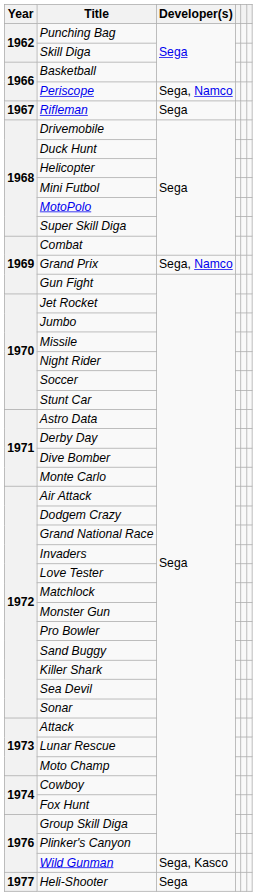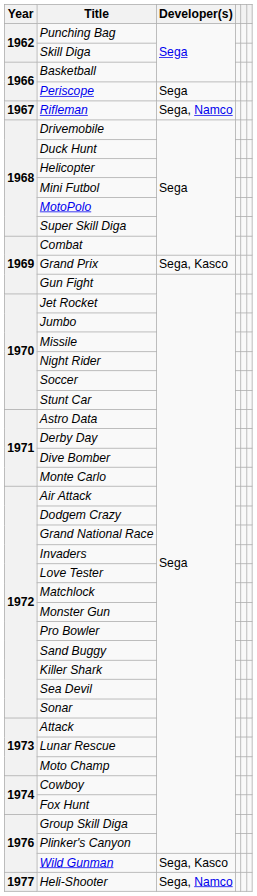(196, 91) Sega, Namco -> (173, 91) Sega
(173, 110) Sega -> (196, 110) Sega, Namco
(196, 264) Sega, Namco -> (193, 264) Sega, Kasco
(173, 881) Sega -> (196, 881) Sega, Namco
